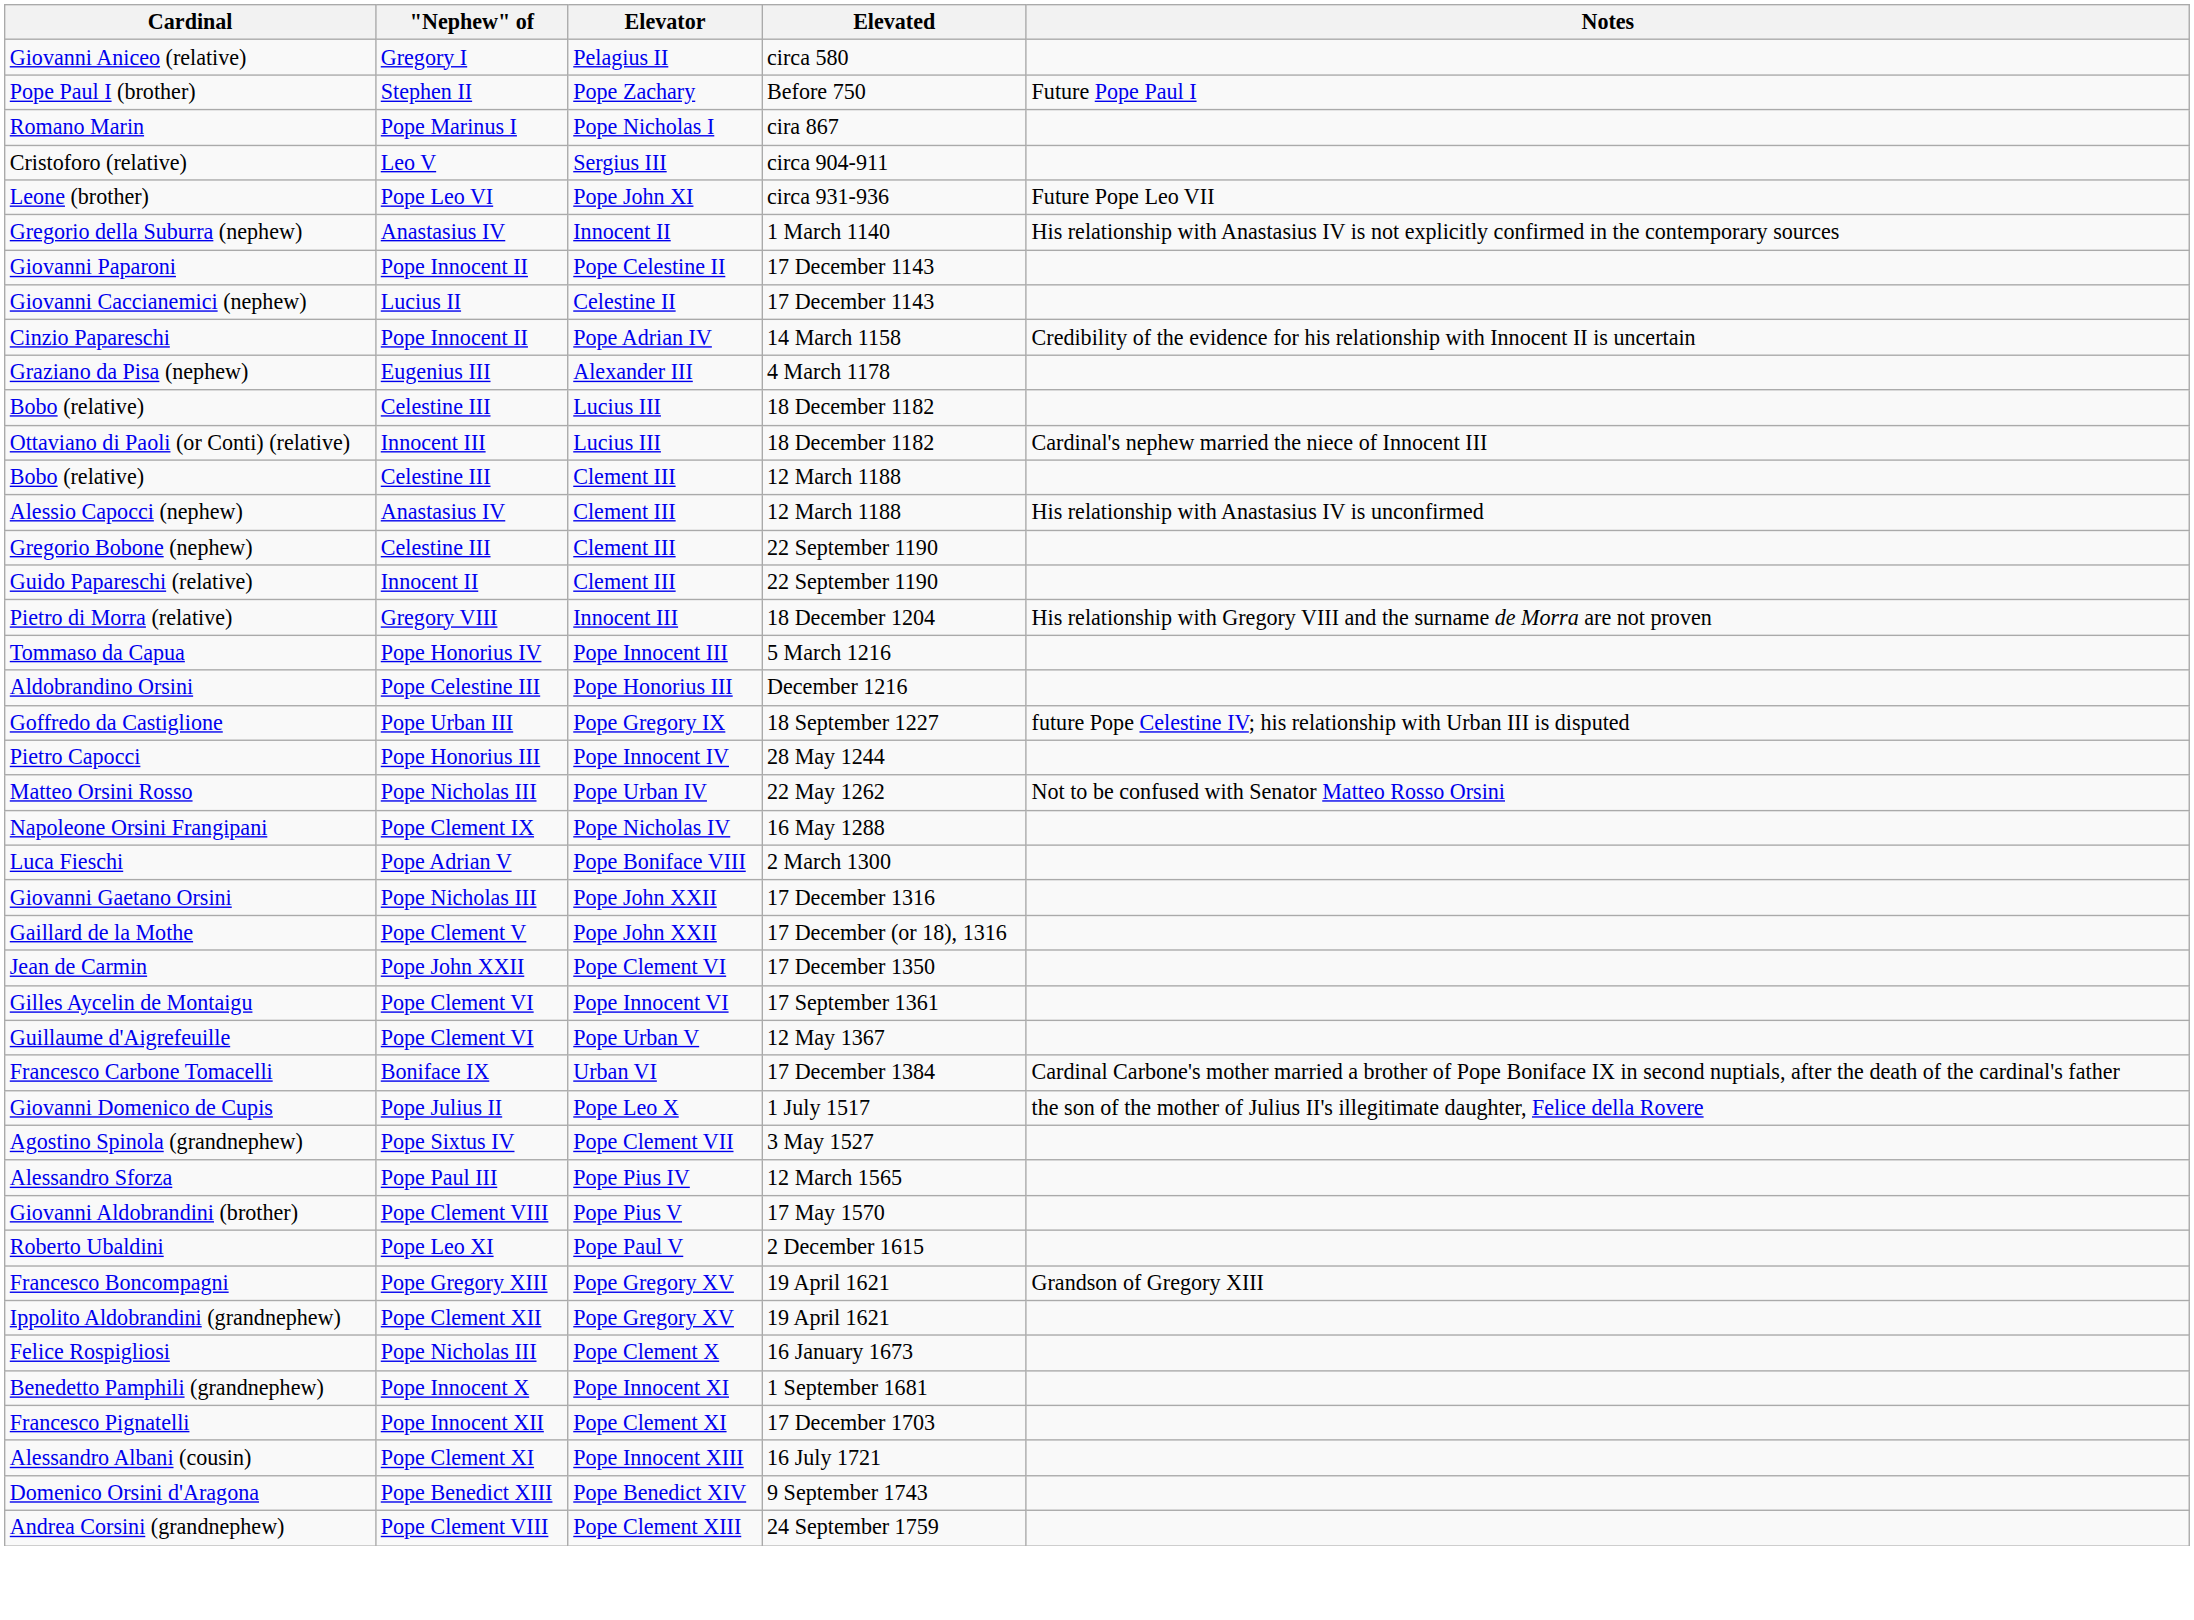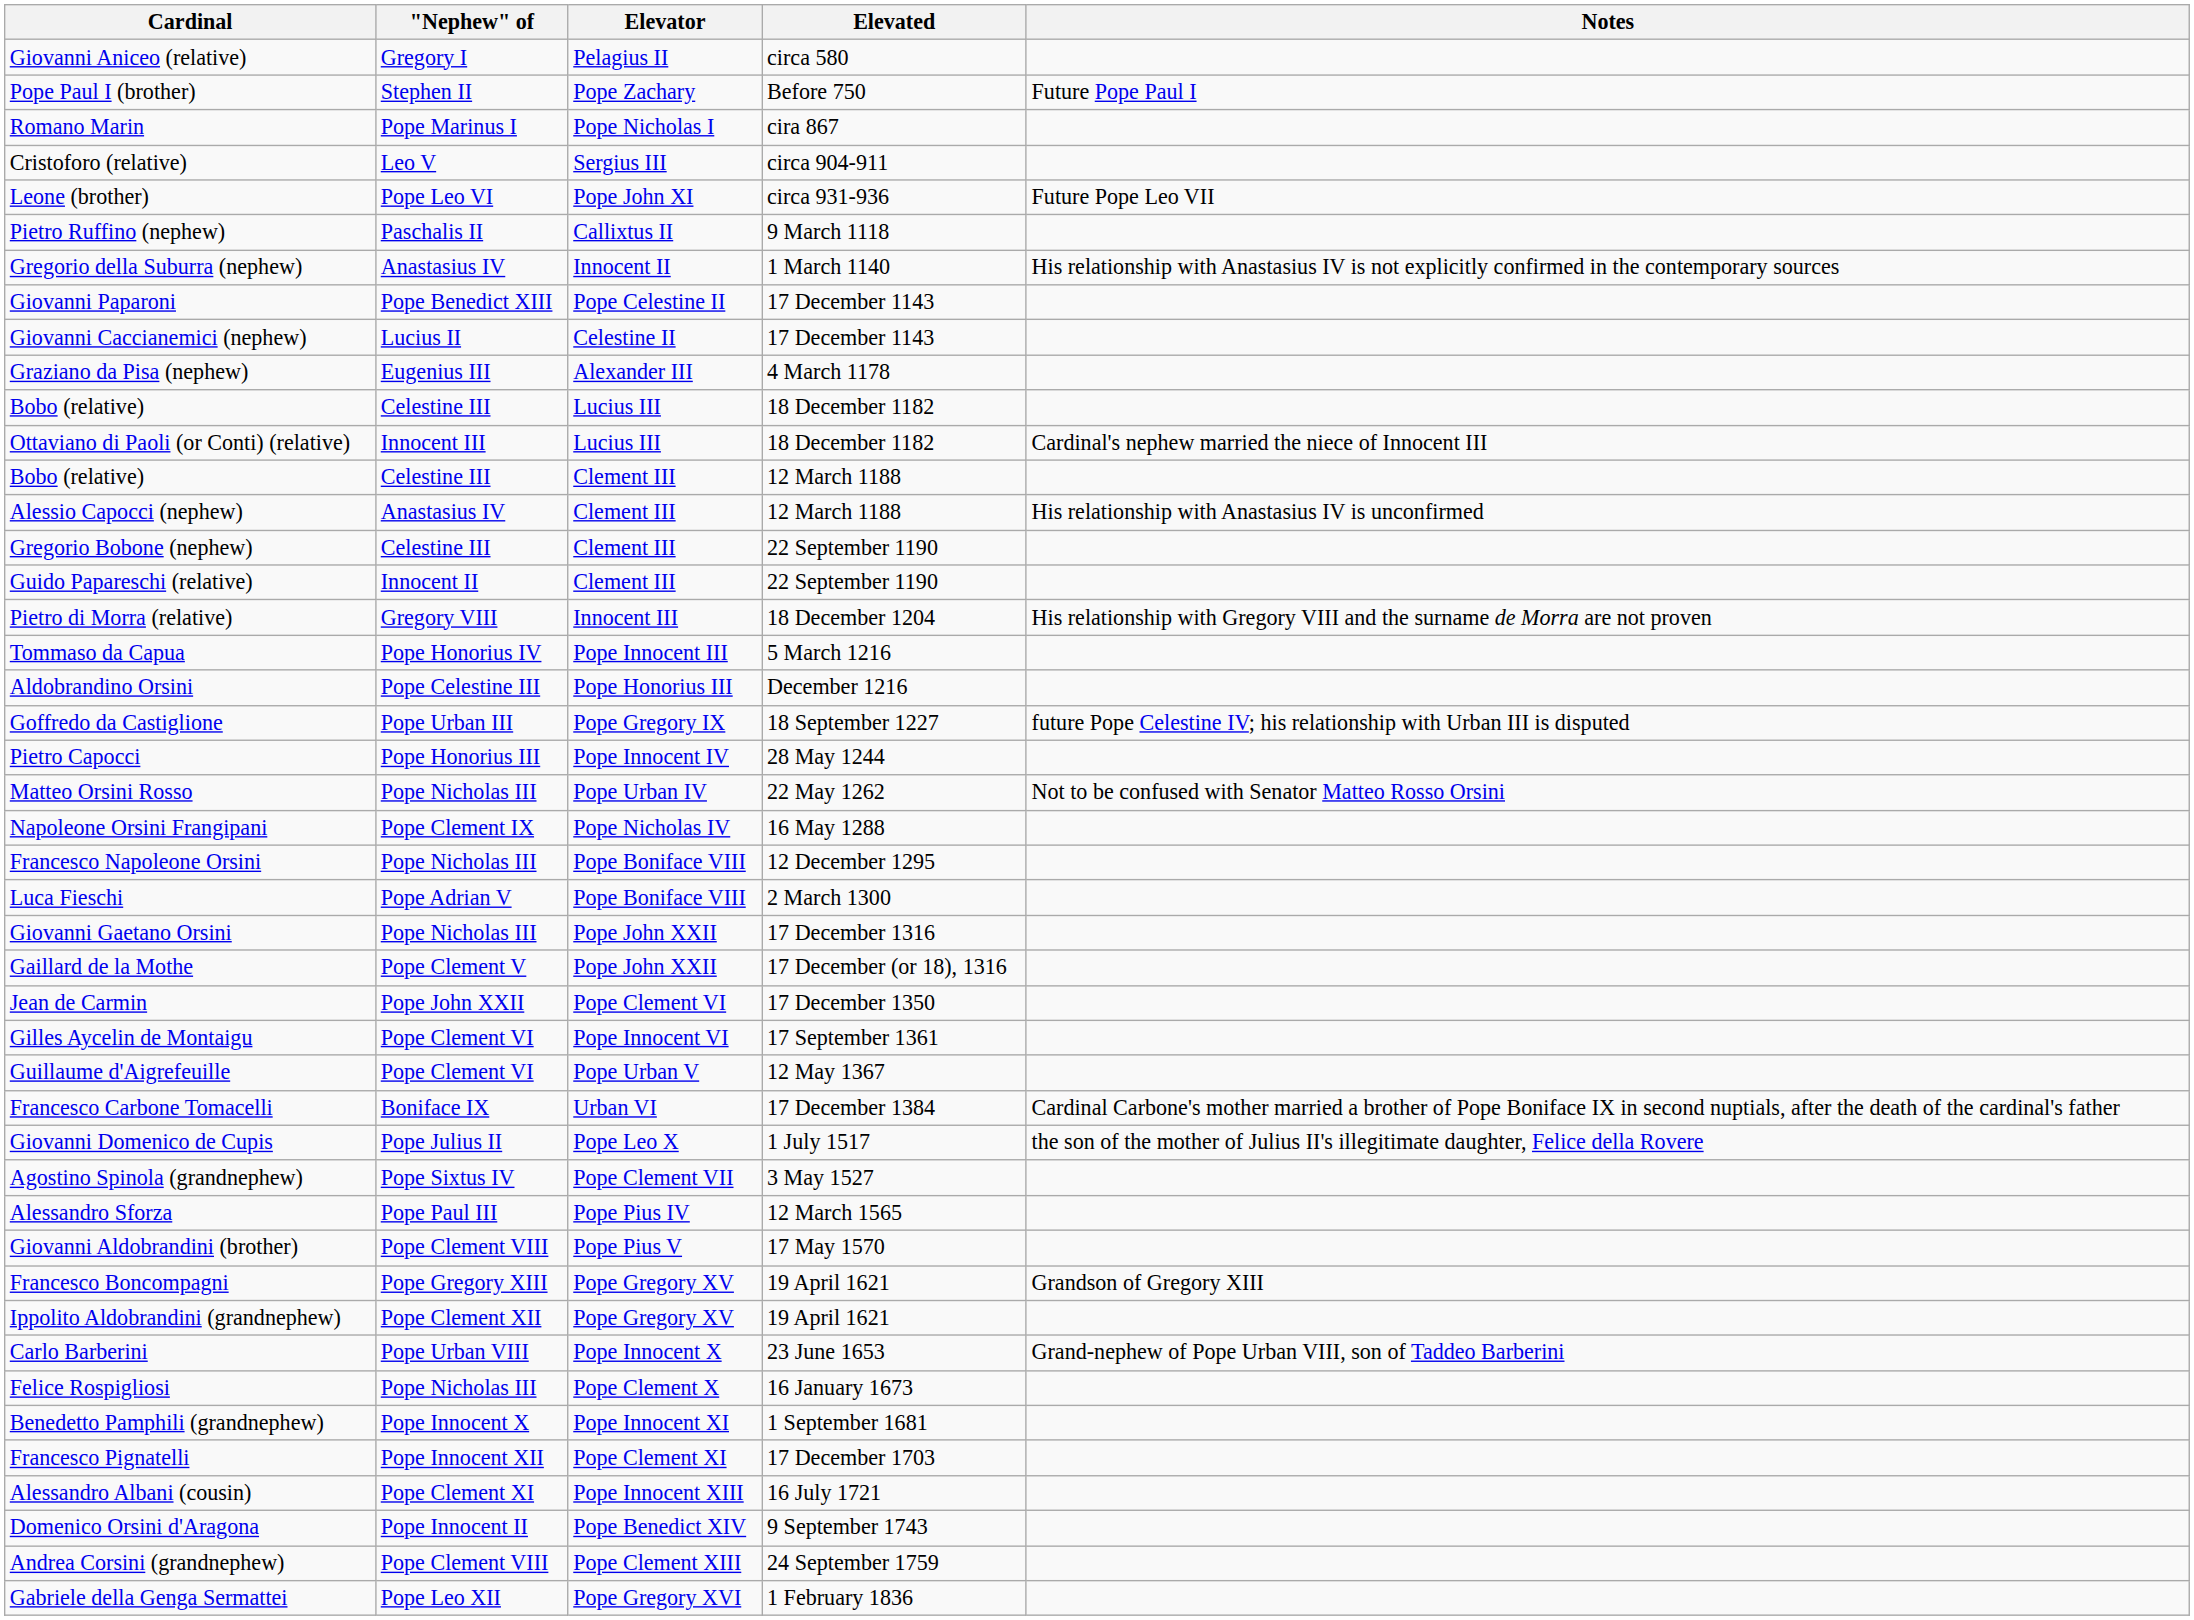+ row: (118, 232)
(454, 267) Pope Innocent II -> (467, 302) Pope Benedict XIII
- row: (90, 337)
+ row: (135, 862)
- row: (87, 1247)
+ row: (79, 1352)
(467, 1492) Pope Benedict XIII -> (454, 1527) Pope Innocent II
+ row: (149, 1597)
